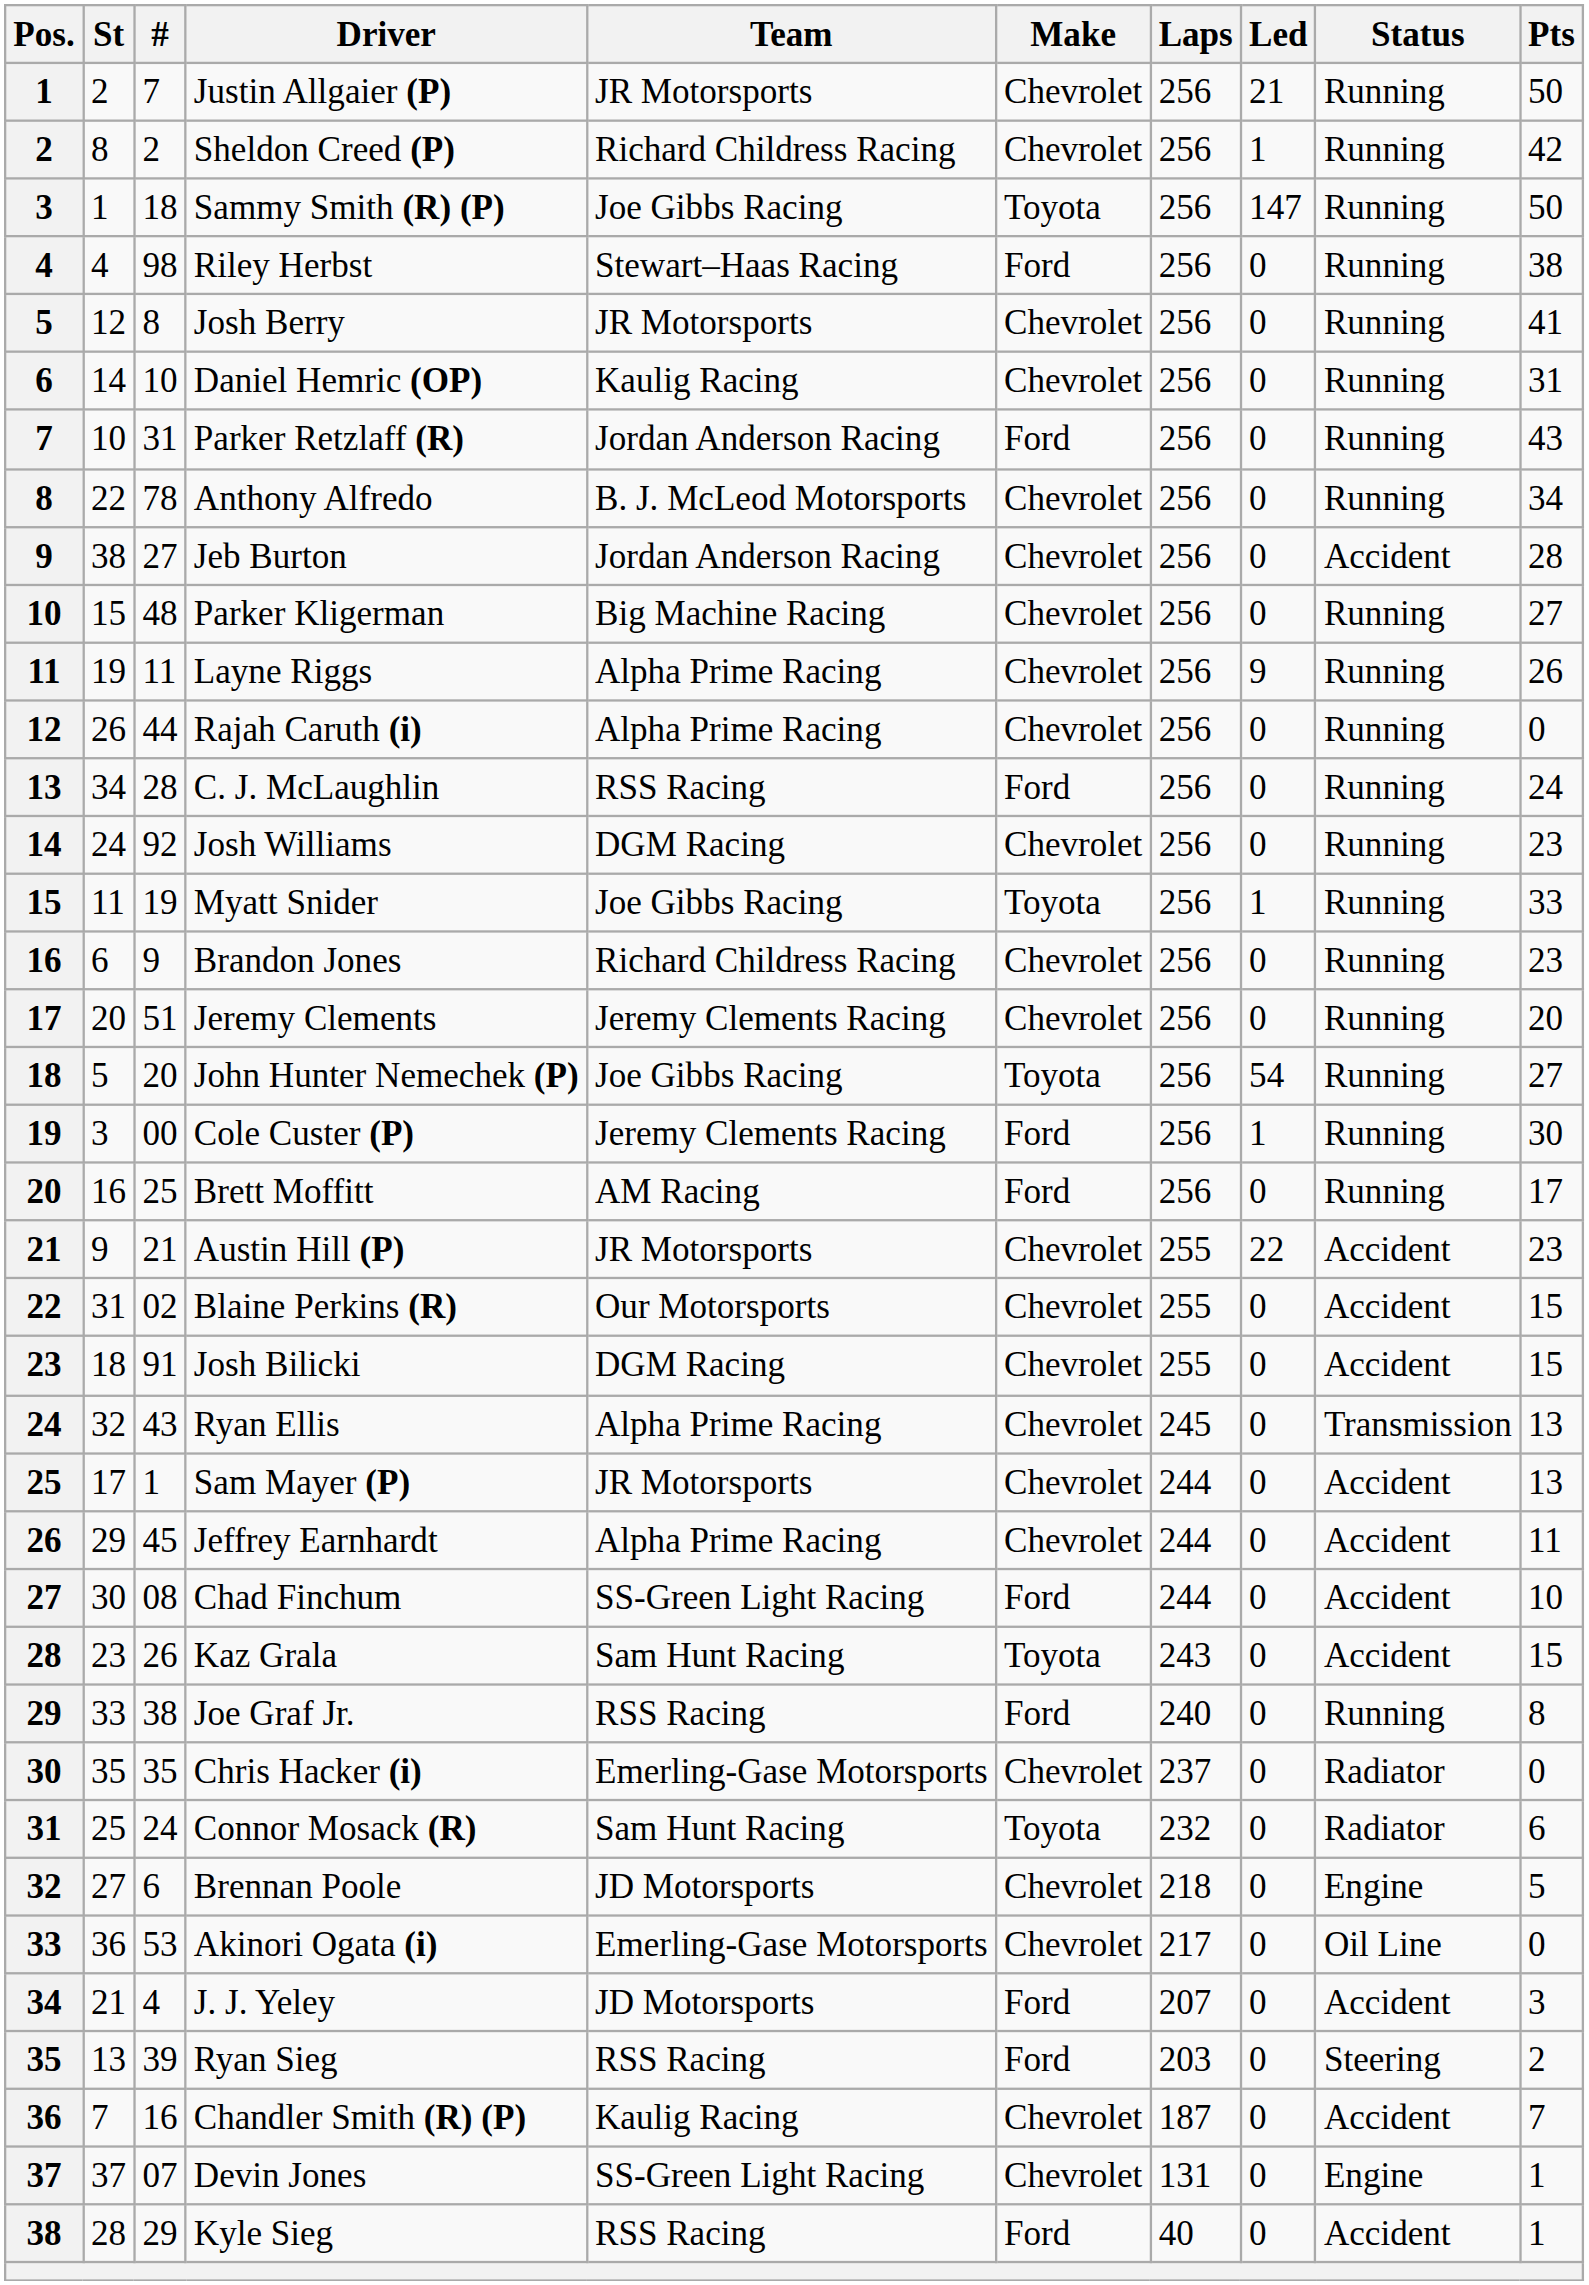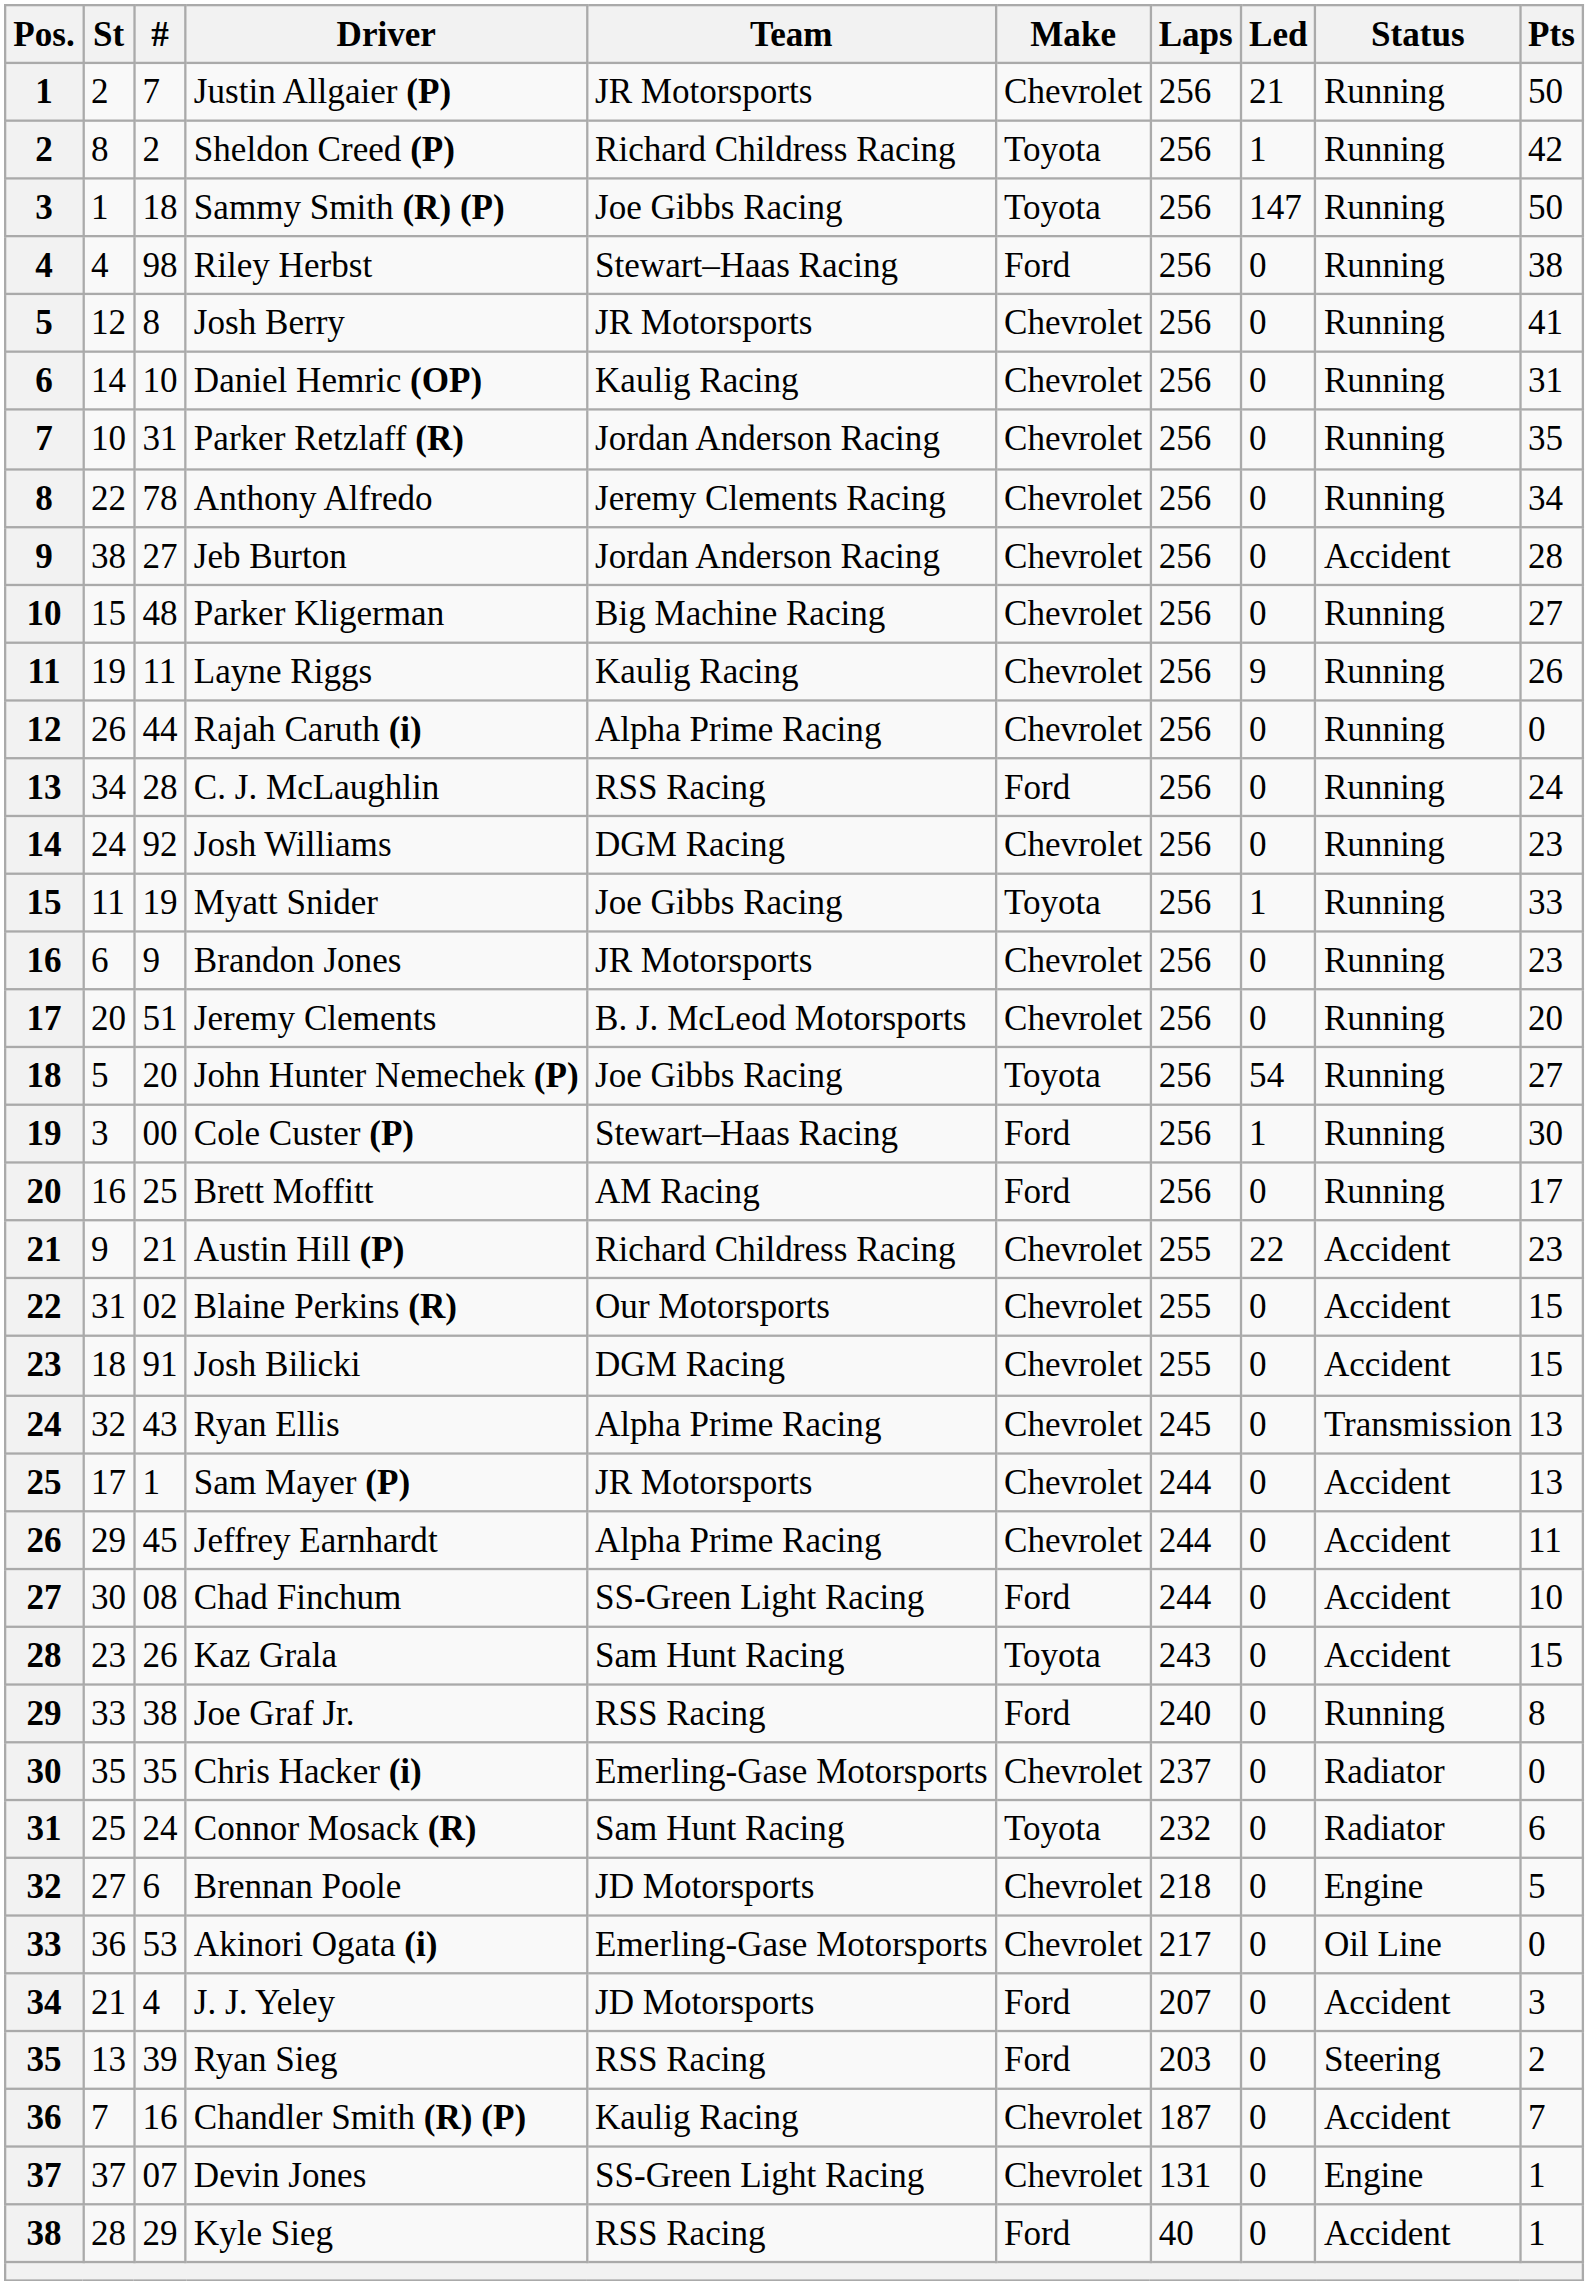(1073, 149) Chevrolet -> (1052, 149) Toyota
(1037, 438) Ford -> (1073, 438) Chevrolet
(1546, 438) 43 -> (1546, 438) 35
(781, 496) B. J. McLeod Motorsports -> (770, 496) Jeremy Clements Racing
(738, 670) Alpha Prime Racing -> (697, 670) Kaulig Racing
(775, 959) Richard Childress Racing -> (704, 959) JR Motorsports
(770, 1017) Jeremy Clements Racing -> (781, 1017) B. J. McLeod Motorsports
(770, 1133) Jeremy Clements Racing -> (747, 1133) Stewart–Haas Racing
(704, 1249) JR Motorsports -> (775, 1249) Richard Childress Racing
